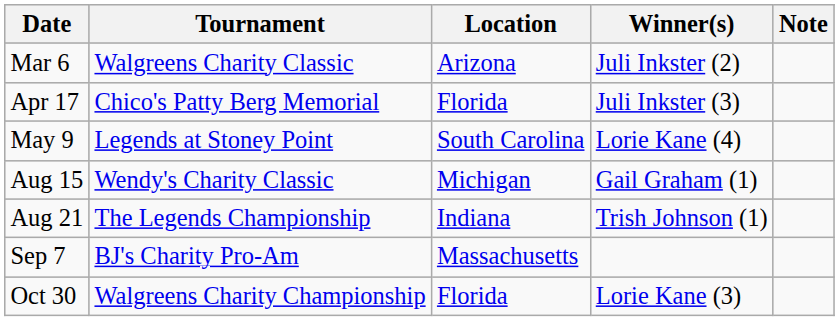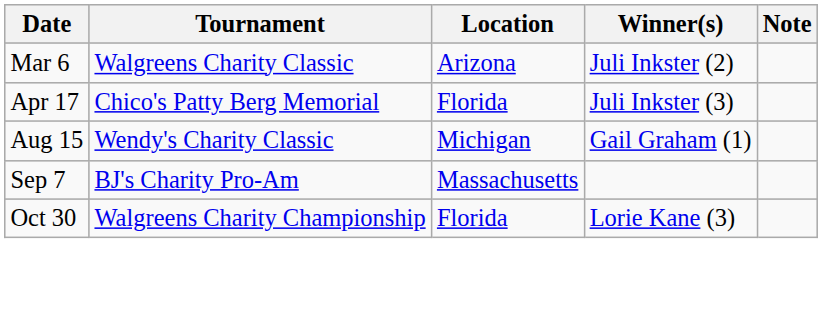- row: (42, 140)
- row: (47, 218)
